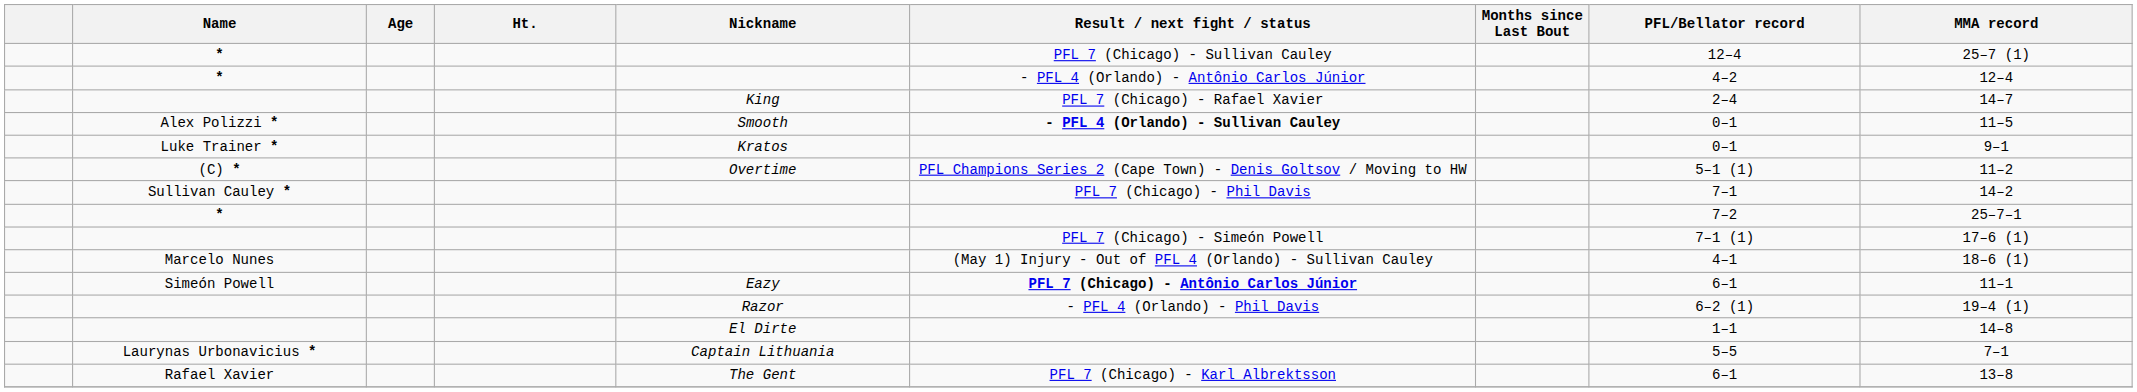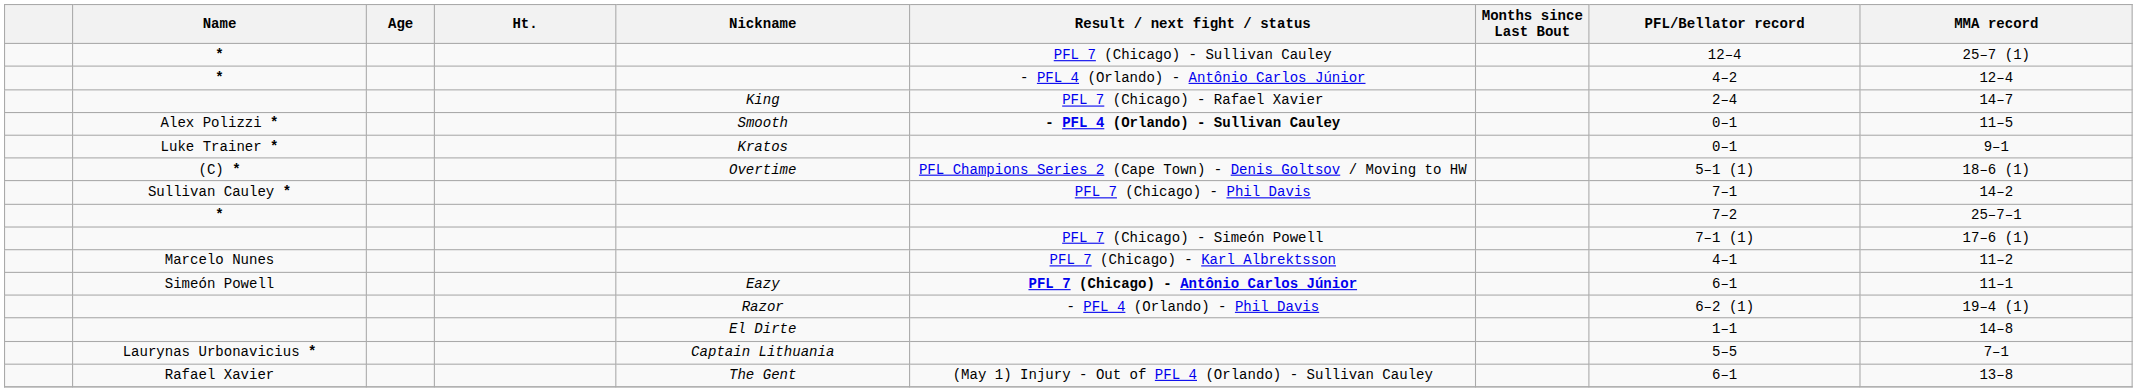(1996, 169) 11–2 -> (1996, 169) 18–6 (1)
(1193, 261) (May 1) Injury - Out of PFL 4 (Orlando) - Sullivan Cauley -> (1193, 261) PFL 7 (Chicago) - Karl Albrektsson
(1996, 261) 18–6 (1) -> (1996, 261) 11–2
(1193, 375) PFL 7 (Chicago) - Karl Albrektsson -> (1193, 375) (May 1) Injury - Out of PFL 4 (Orlando) - Sullivan Cauley
